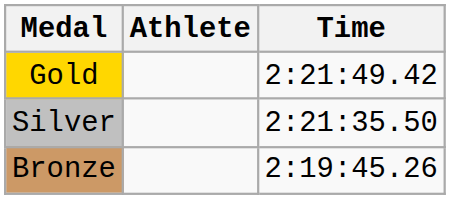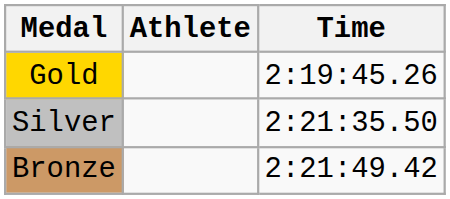(351, 76) 2:21:49.42 -> (351, 76) 2:19:45.26
(351, 170) 2:19:45.26 -> (351, 170) 2:21:49.42
